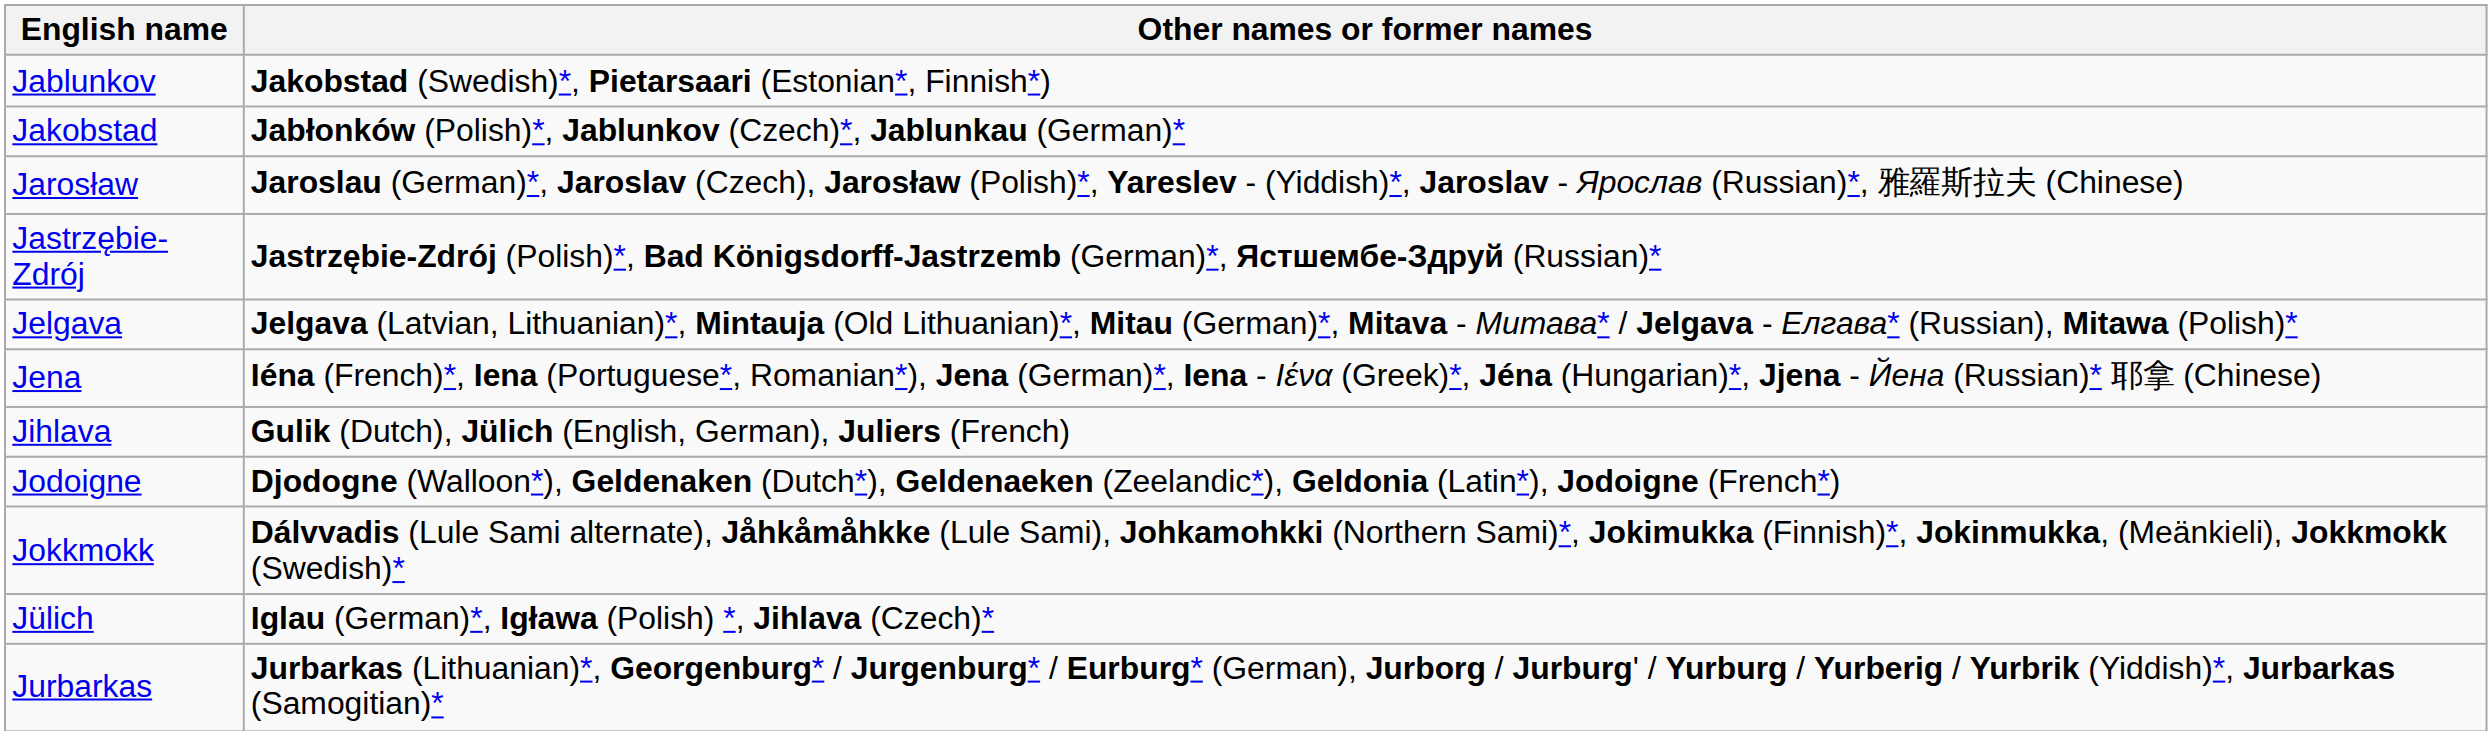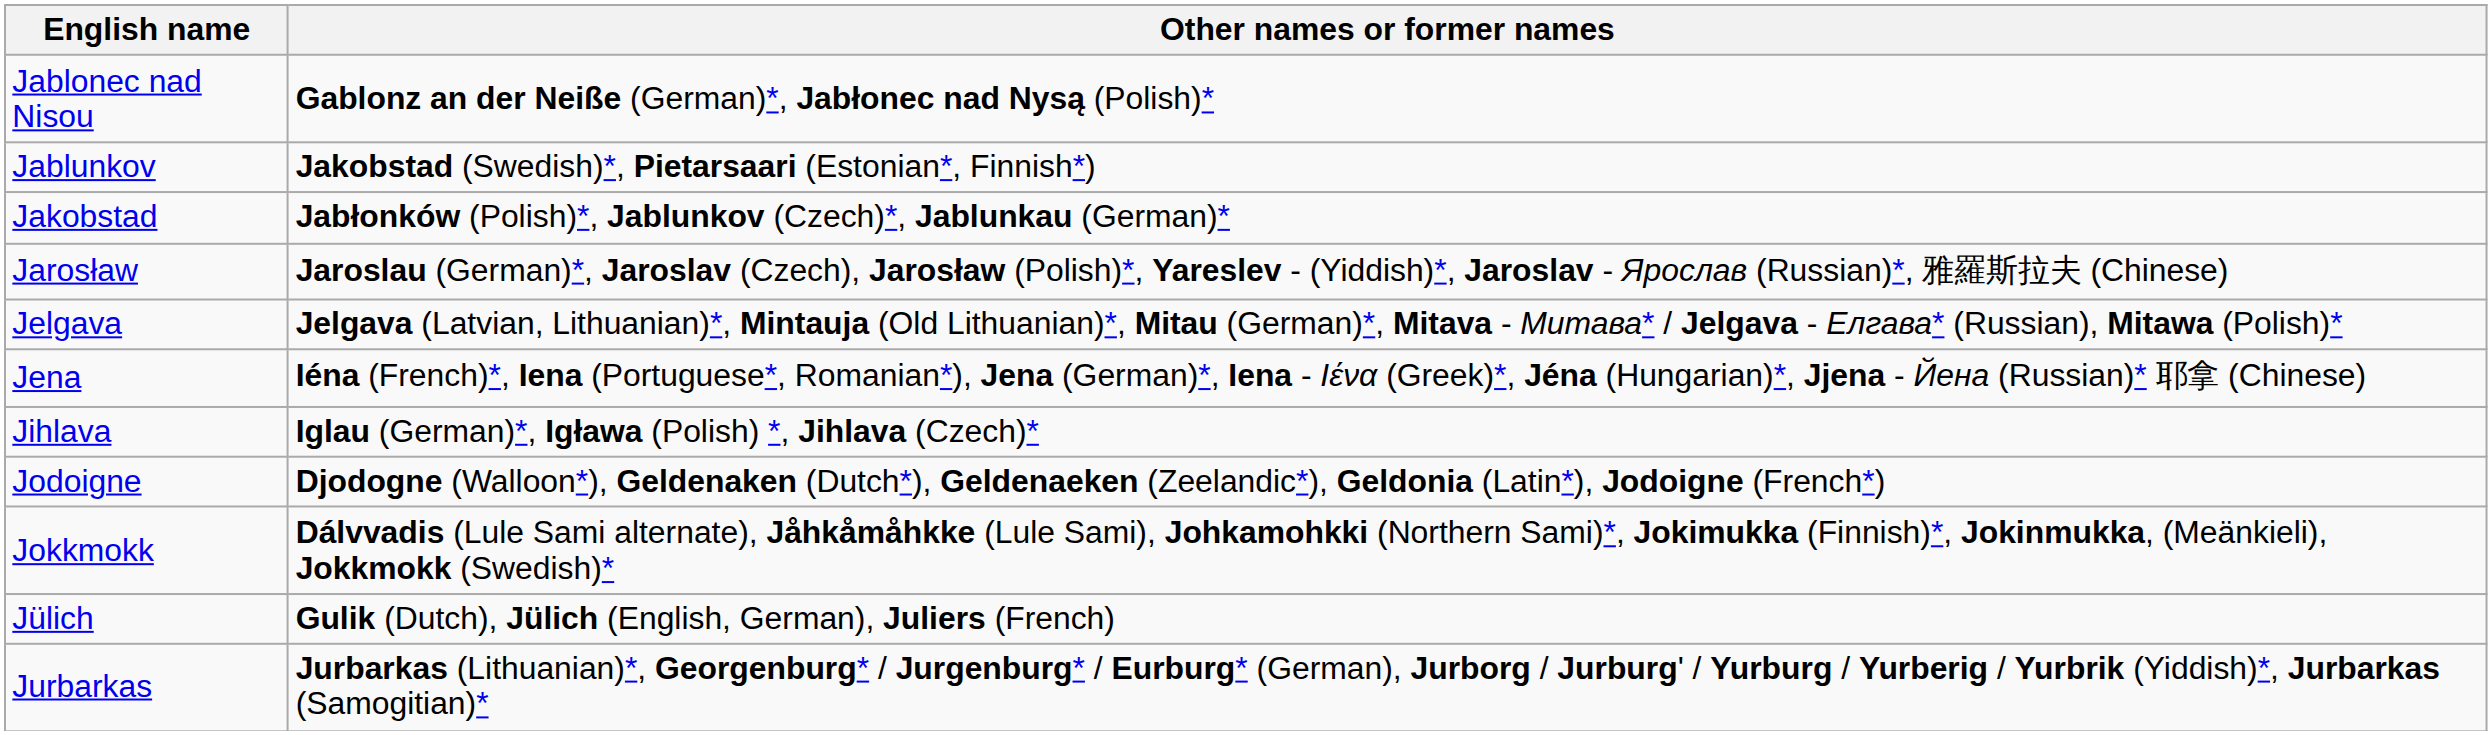+ row: (107, 98)
- row: (90, 255)
(660, 430) Gulik (Dutch), Jülich (English, German), Juliers (French) -> (667, 430) Iglau (German)*, Igława (Polish) *, Jihlava (Czech)*
(622, 618) Iglau (German)*, Igława (Polish) *, Jihlava (Czech)* -> (705, 618) Gulik (Dutch), Jülich (English, German), Juliers (French)
